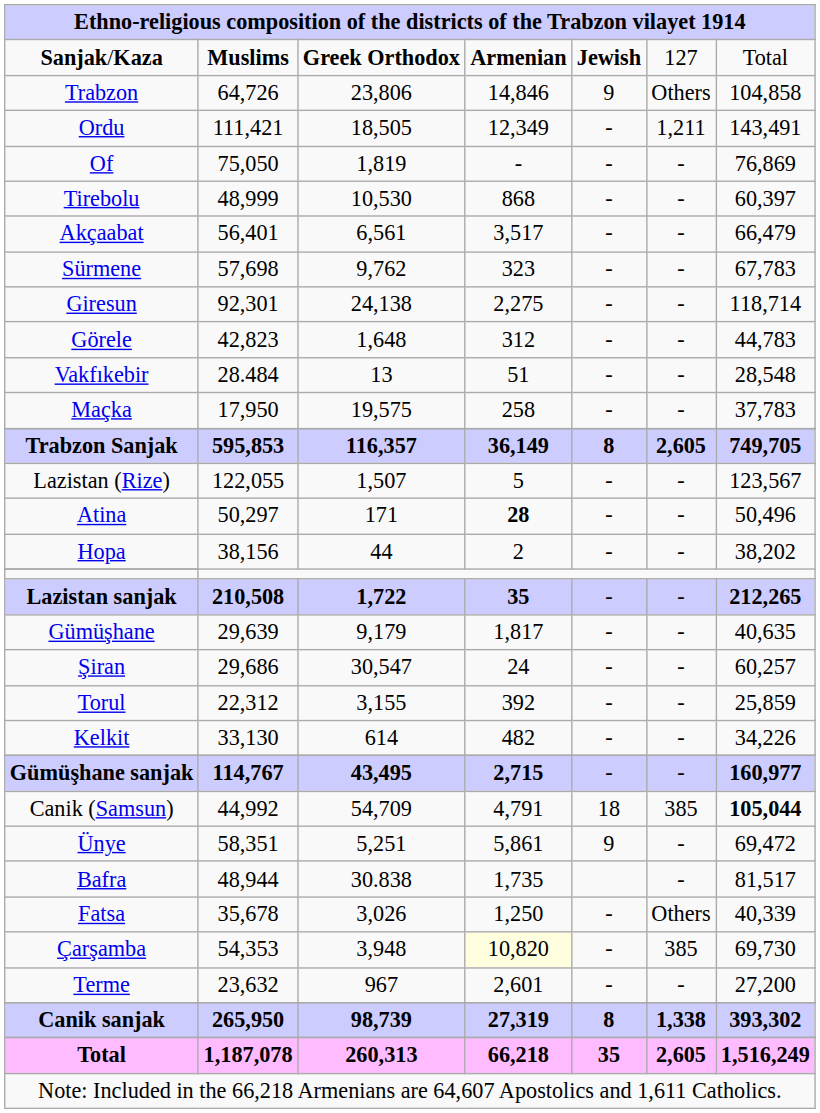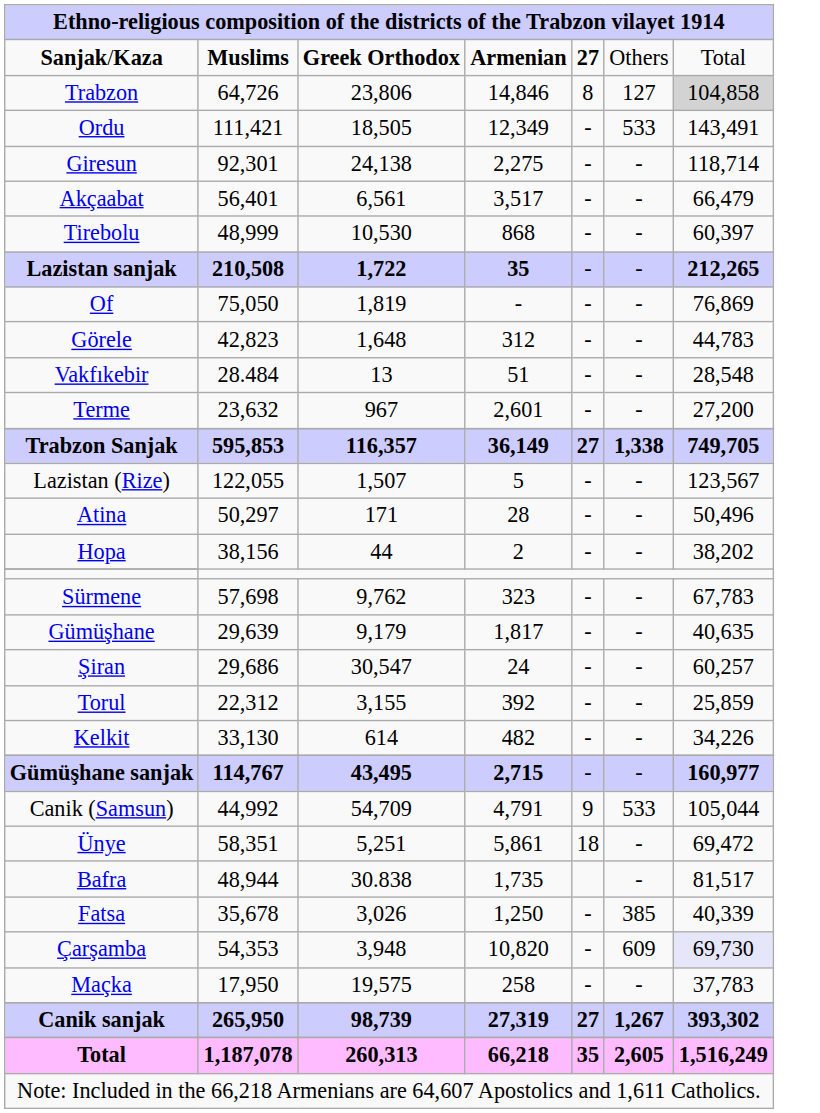(609, 57) Jewish -> (588, 57) 27
(681, 57) 127 -> (639, 57) Others
(609, 92) 9 -> (588, 92) 8
(681, 92) Others -> (639, 92) 127
(765, 92) no background -> (723, 92) lightgrey background
(681, 127) 1,211 -> (639, 127) 533
rows swapped: (102, 163) <-> (102, 304)
rows swapped: (102, 233) <-> (102, 198)
rows swapped: (102, 269) <-> (102, 596)
rows swapped: (102, 410) <-> (102, 984)
(609, 445) 8 -> (588, 445) 27
(681, 445) 2,605 -> (639, 445) 1,338
(518, 515) bold -> (518, 515) normal
(609, 808) 18 -> (588, 808) 9
(681, 808) 385 -> (639, 808) 533
(765, 808) bold -> (723, 808) normal
(609, 843) 9 -> (588, 843) 18
(681, 914) Others -> (639, 914) 385
(518, 949) lightyellow background -> (518, 949) no background
(681, 949) 385 -> (639, 949) 609
(765, 949) no background -> (723, 949) lavender background
(609, 1019) 8 -> (588, 1019) 27
(681, 1019) 1,338 -> (639, 1019) 1,267
